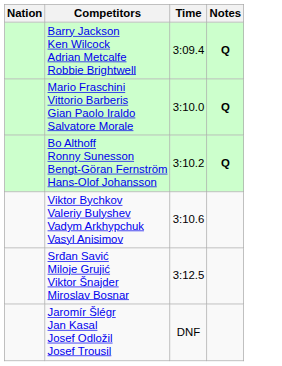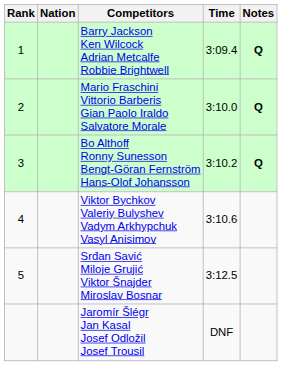+ column: (21, 13)
